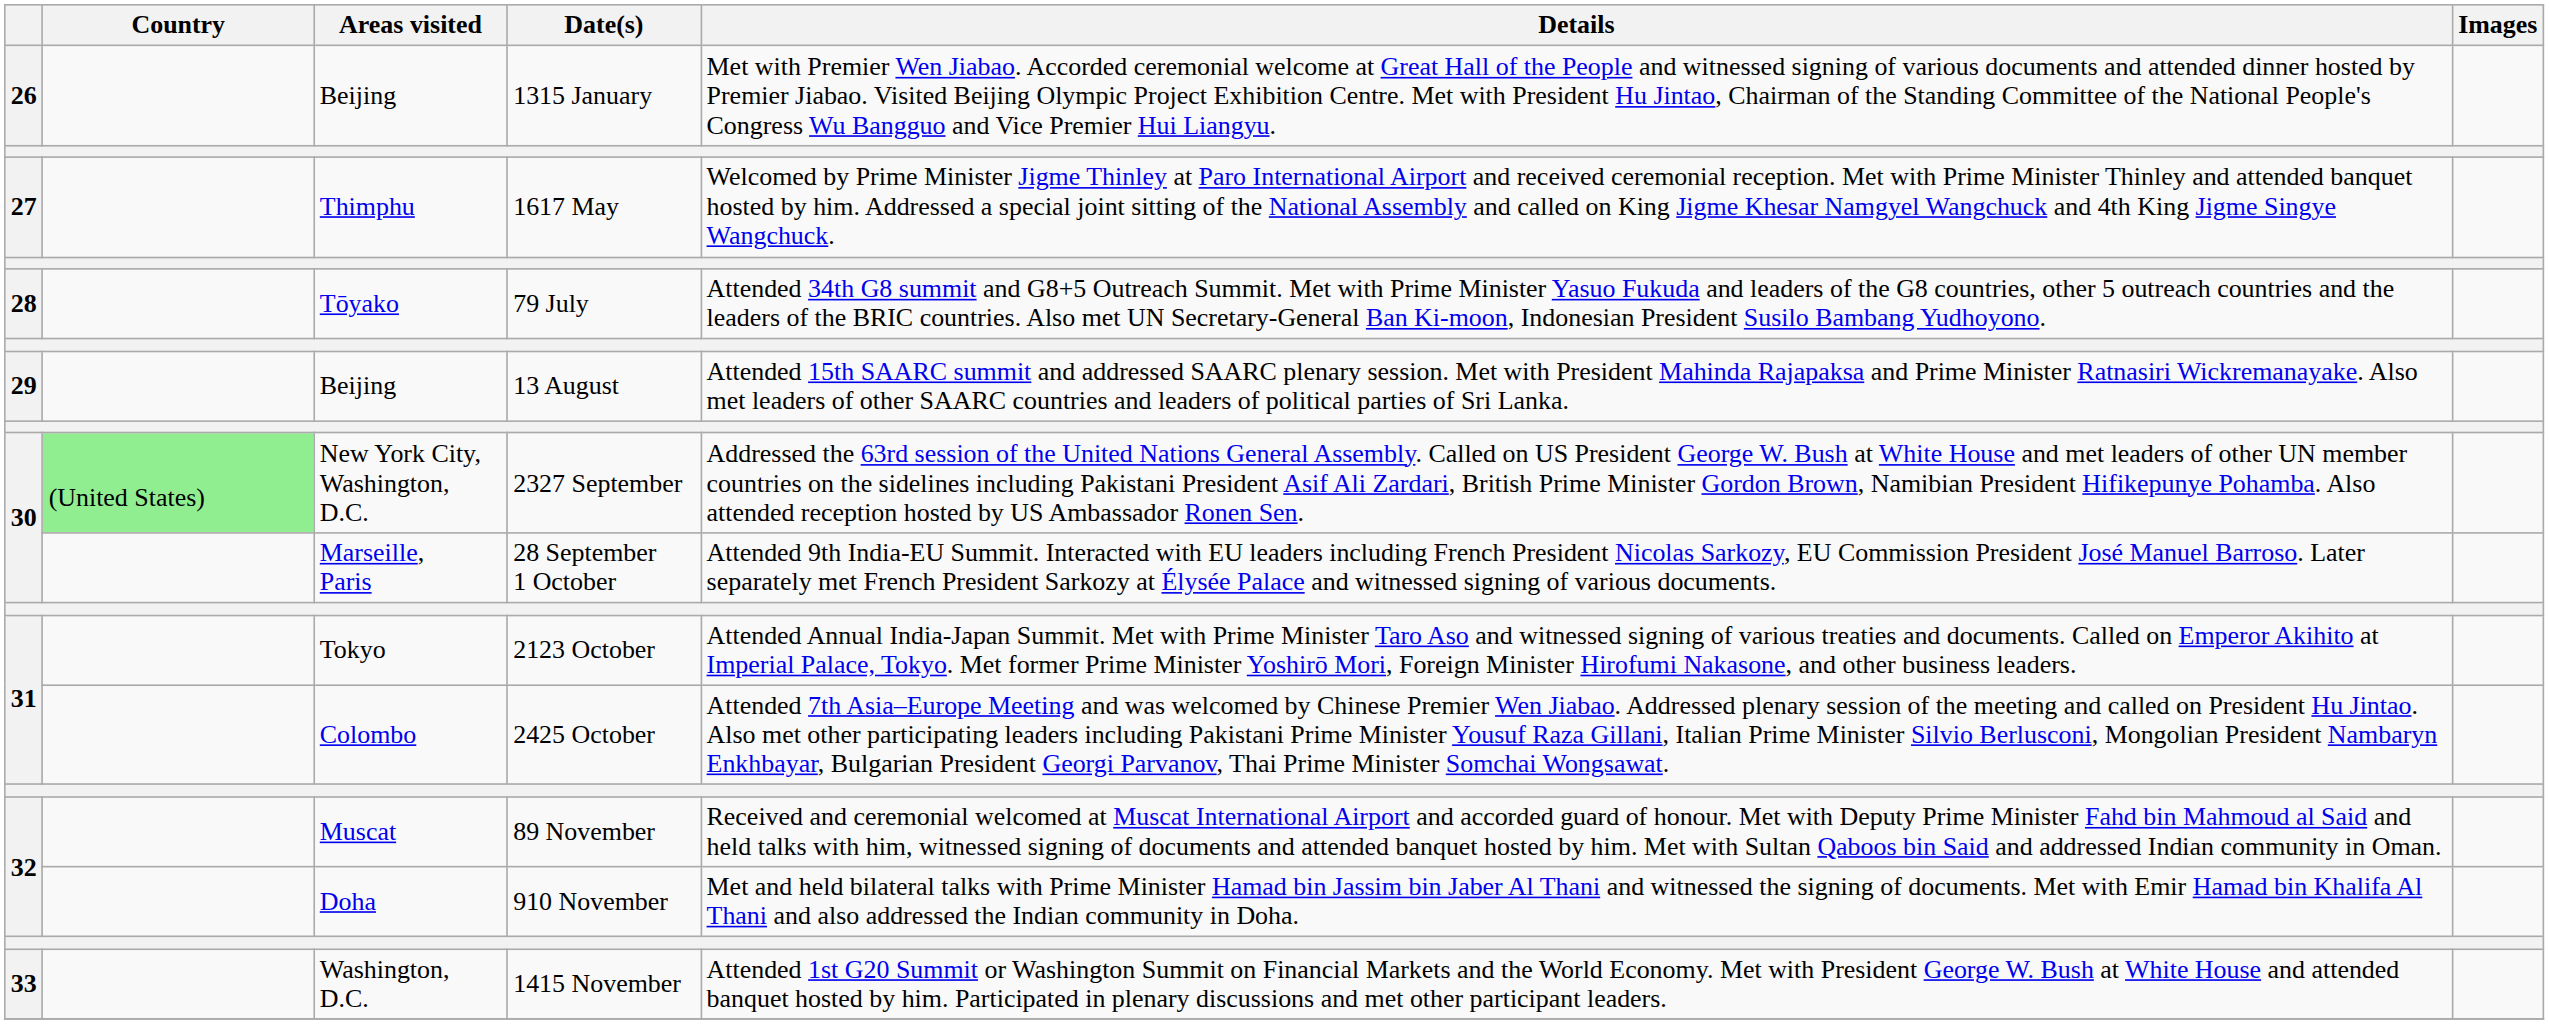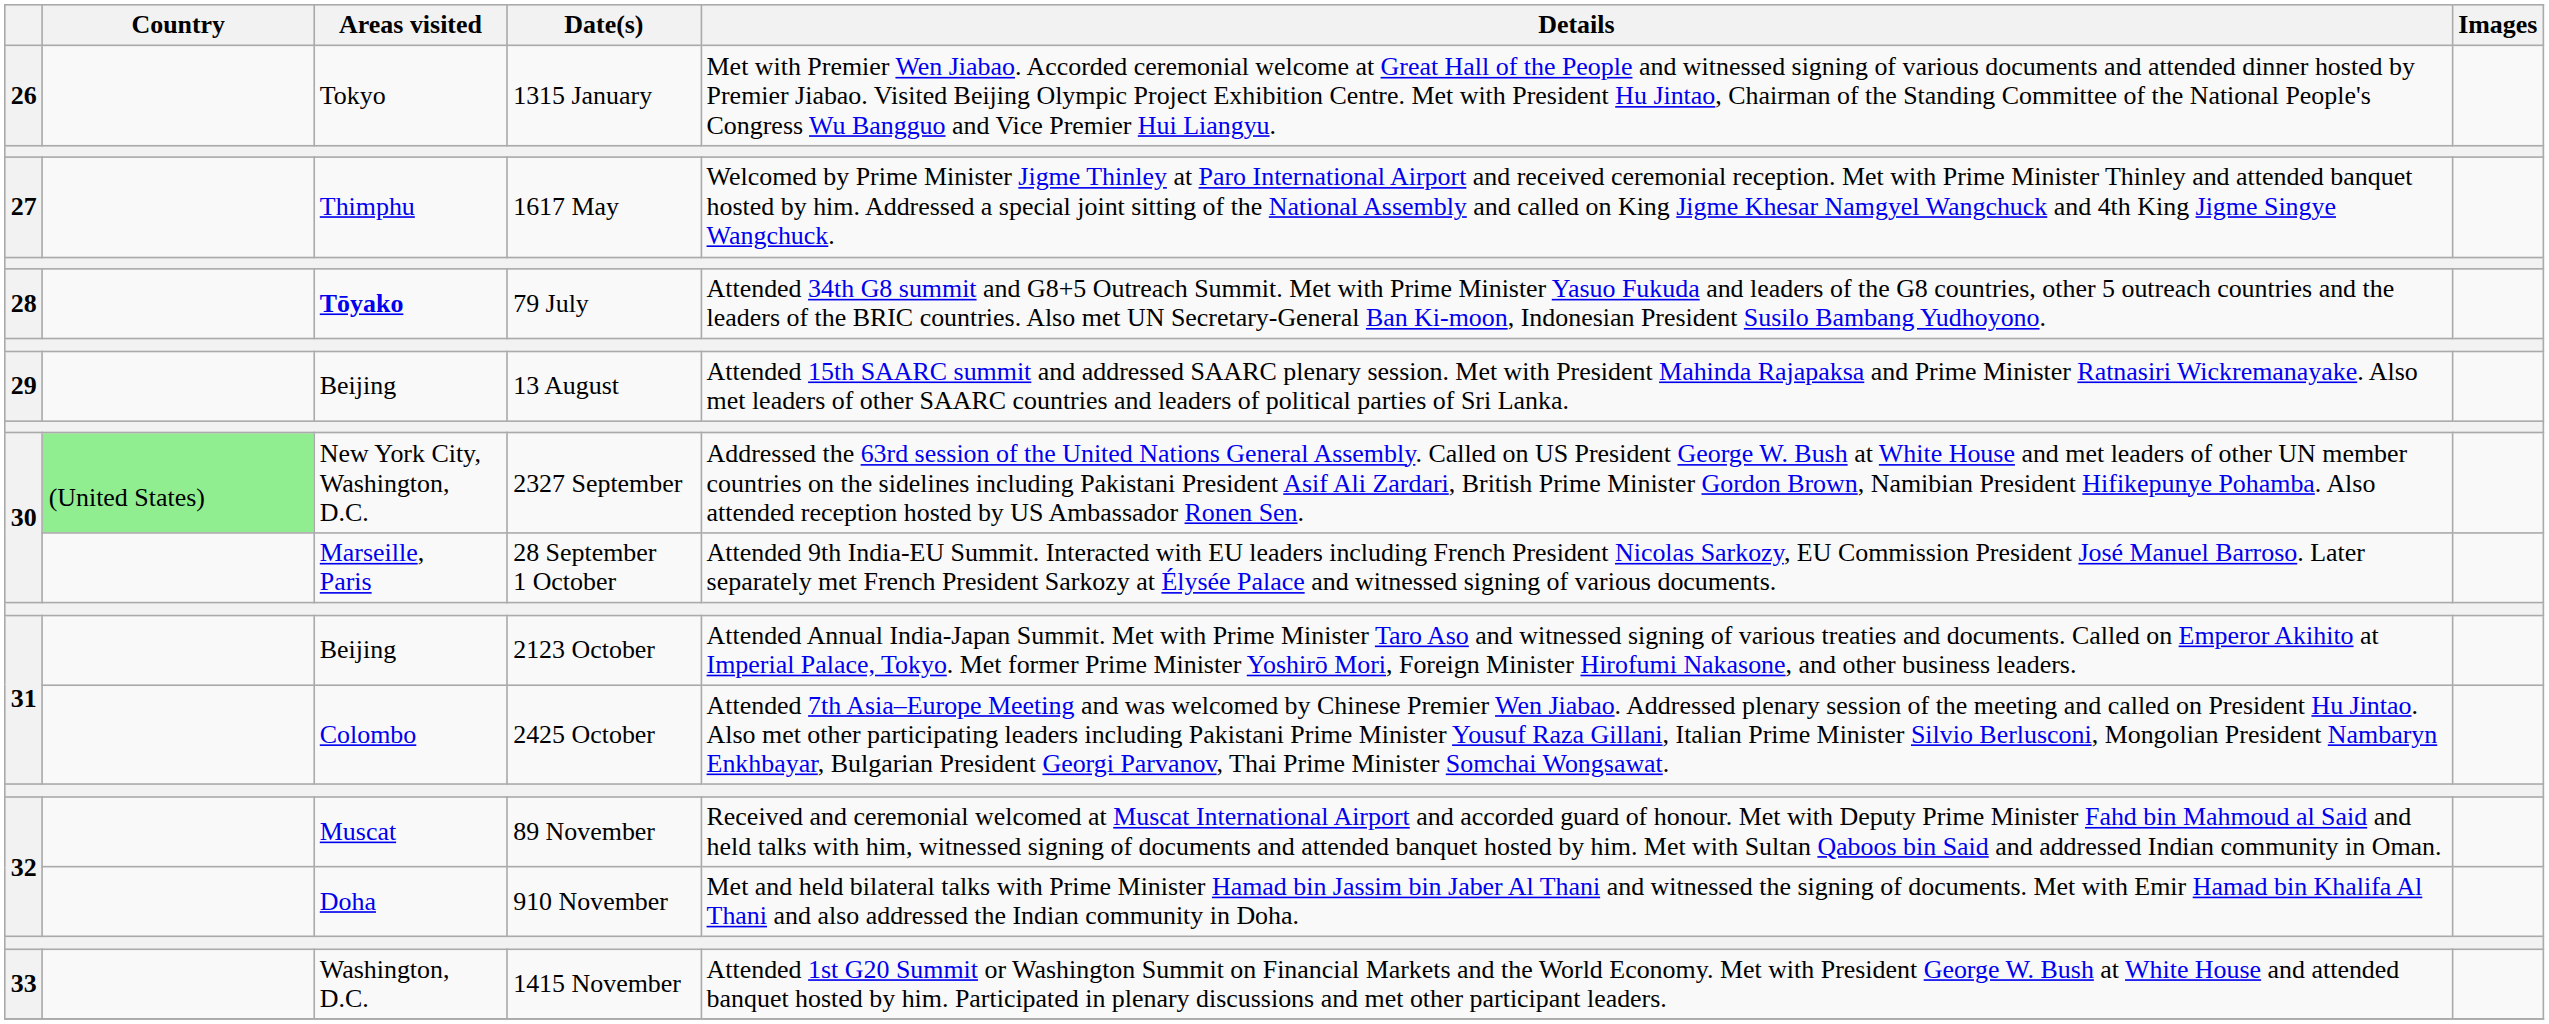(358, 95) Beijing -> (353, 95) Tokyo
(359, 303) normal -> (362, 303) bold
(353, 649) Tokyo -> (358, 649) Beijing
